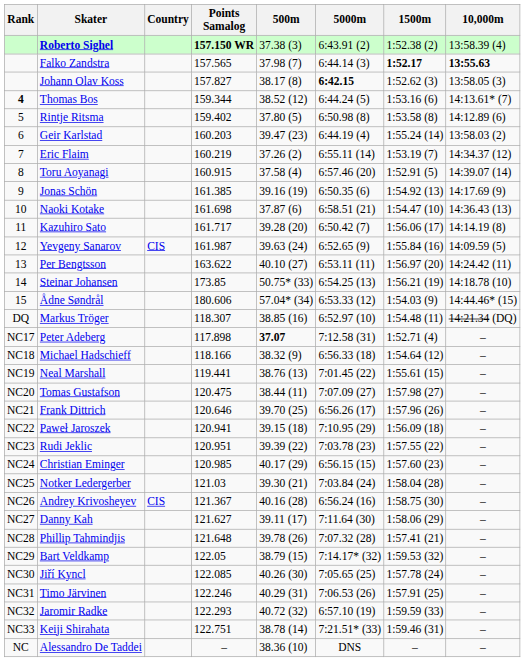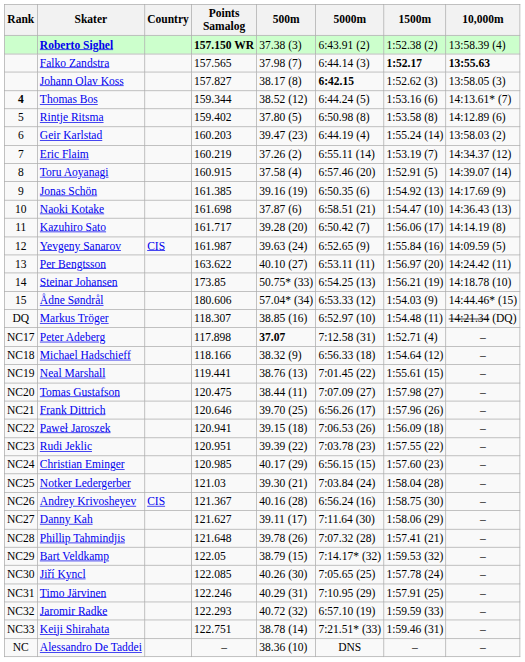(347, 428) 7:10.95 (29) -> (347, 428) 7:06.53 (26)
(347, 592) 7:06.53 (26) -> (347, 592) 7:10.95 (29)
